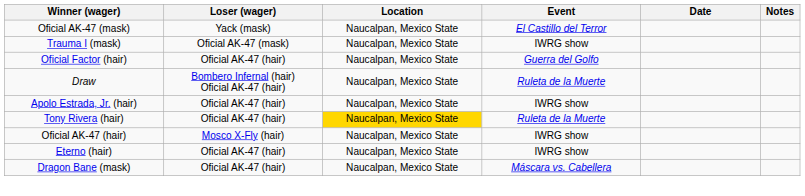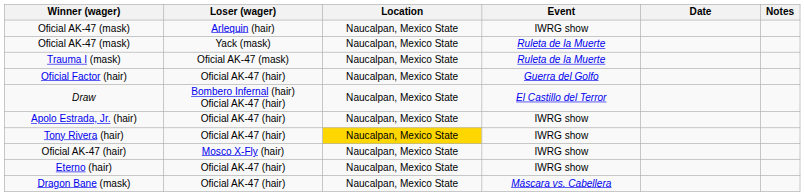+ row: (84, 28)
(561, 28) El Castillo del Terror -> (561, 44) Ruleta de la Muerte
(561, 44) IWRG show -> (561, 60) Ruleta de la Muerte
(561, 82) Ruleta de la Muerte -> (561, 98) El Castillo del Terror
(561, 119) Ruleta de la Muerte -> (561, 135) IWRG show
